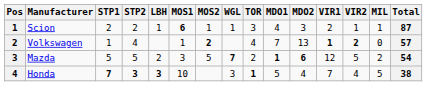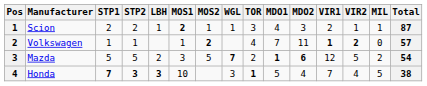(182, 27) 6 -> (182, 27) 2
(135, 42) 4 -> (135, 42) 1
(303, 42) 13 -> (303, 42) 11
